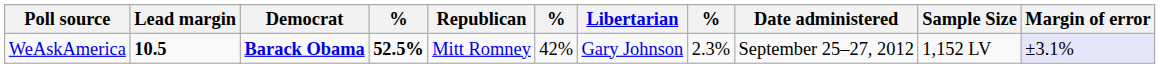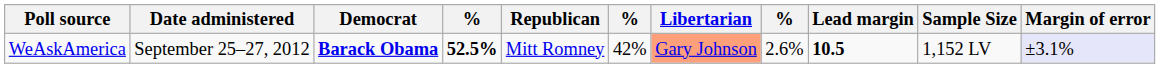columns swapped: (826, 19) <-> (185, 19)
(632, 48) no background -> (706, 48) lightsalmon background
(711, 48) 2.3% -> (784, 48) 2.6%
